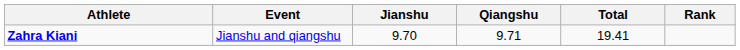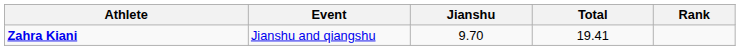- column: (509, 15)
